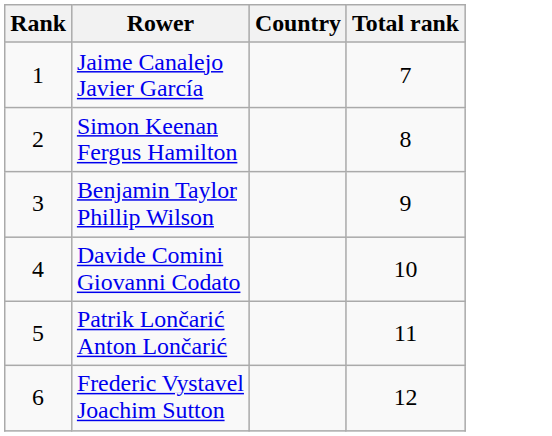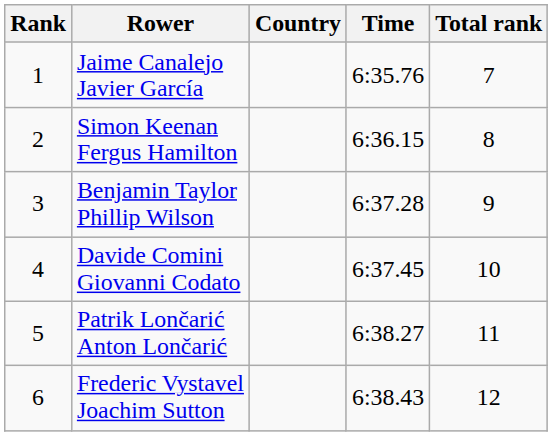+ column: (388, 23)
